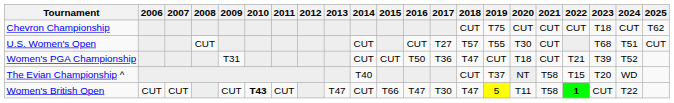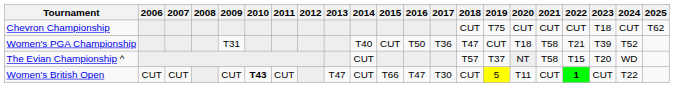- row: (51, 44)
(364, 59) CUT -> (364, 44) T40
(550, 59) CUT -> (550, 44) T58
(364, 75) T40 -> (364, 59) CUT
(470, 75) CUT -> (470, 59) T57
(470, 91) T47 -> (470, 75) CUT
(550, 91) T58 -> (550, 75) CUT
